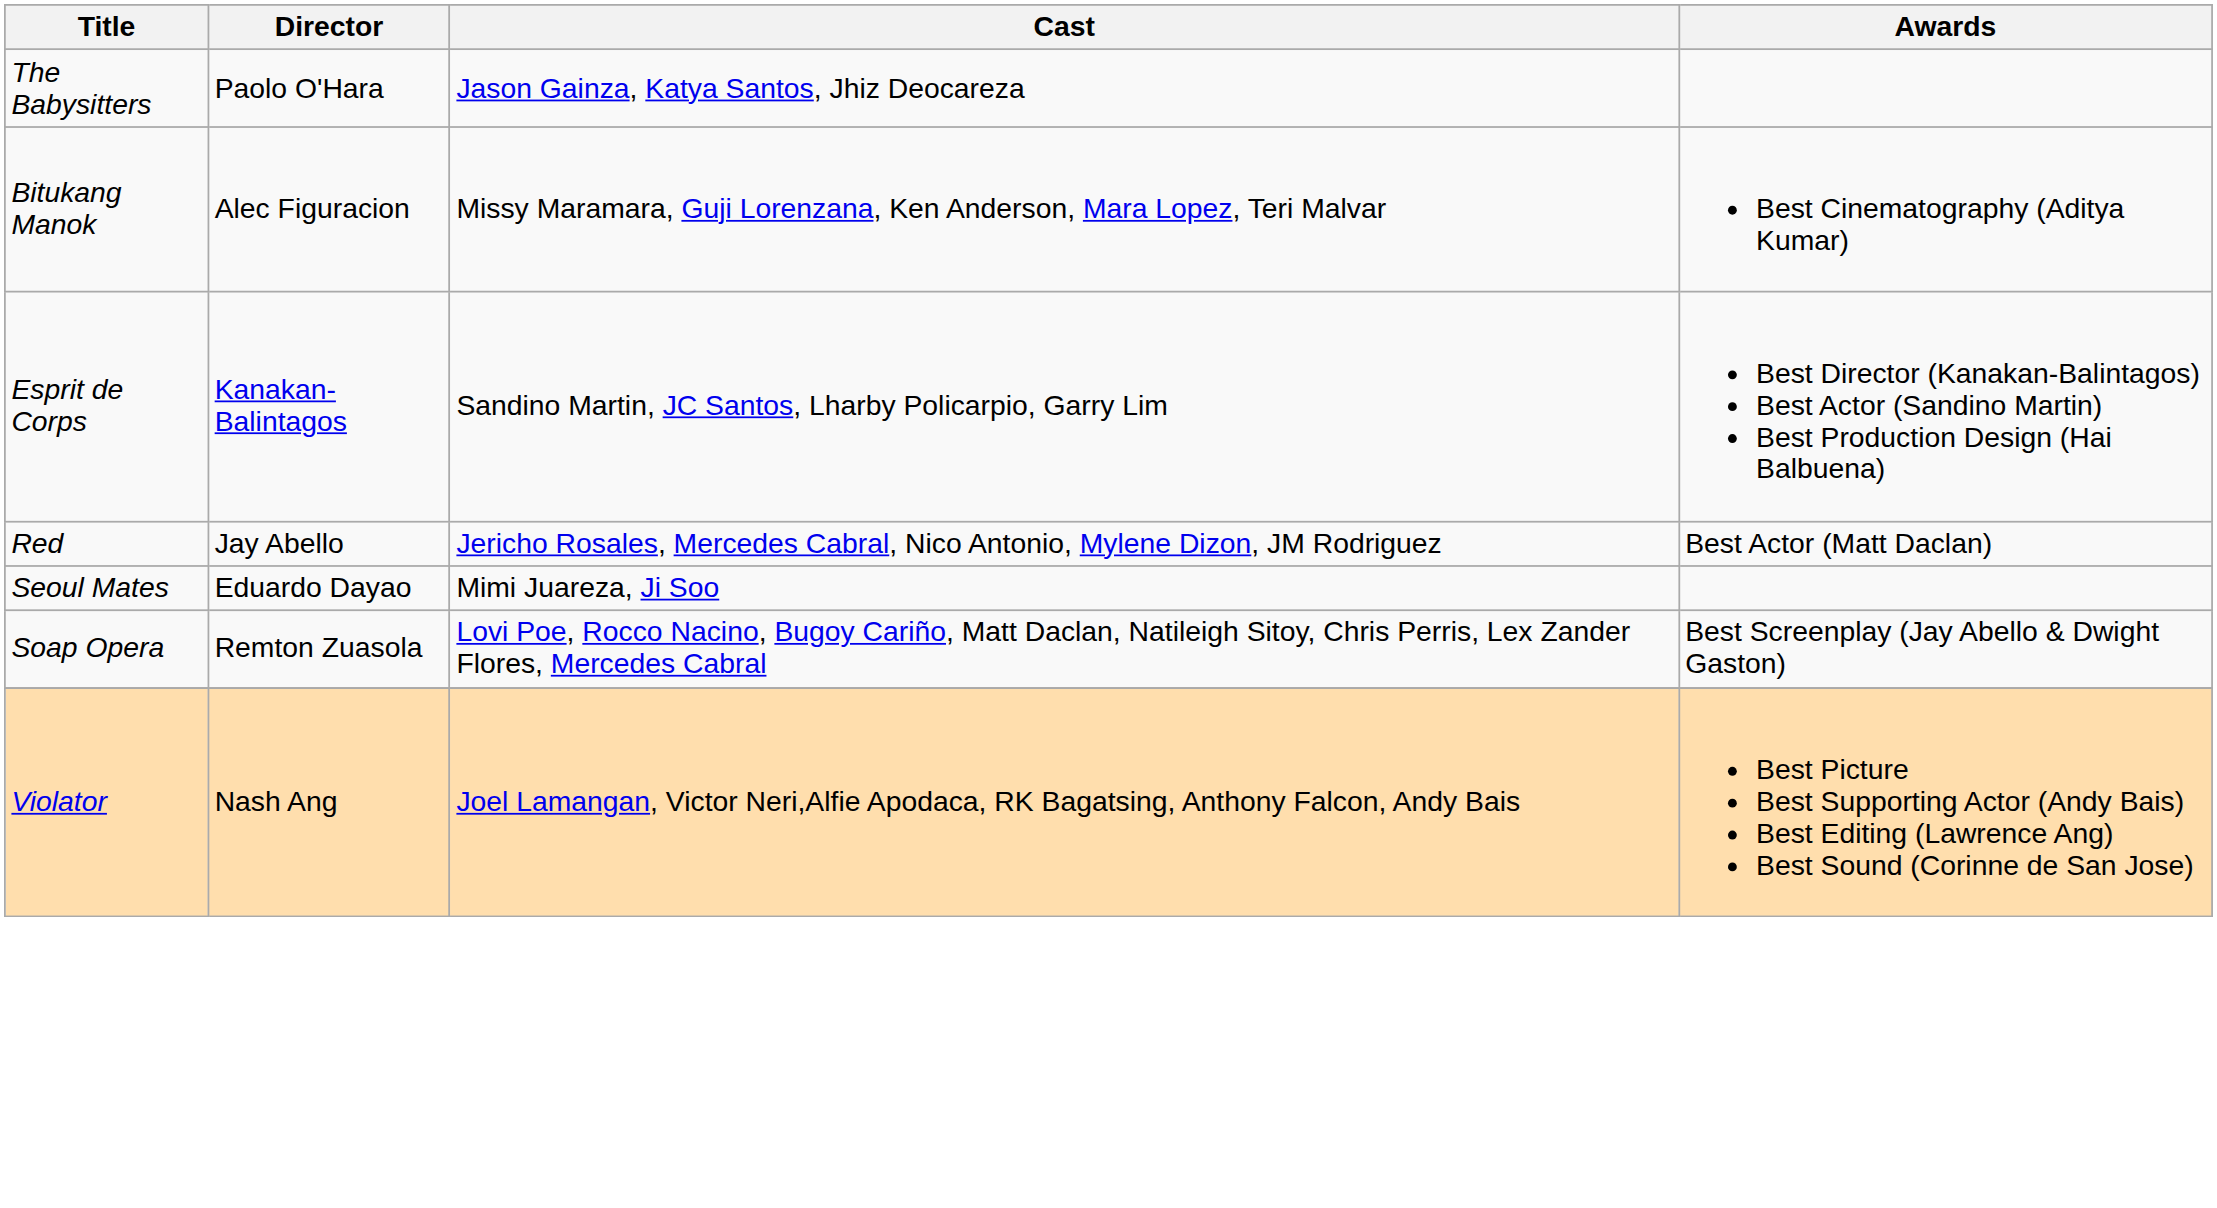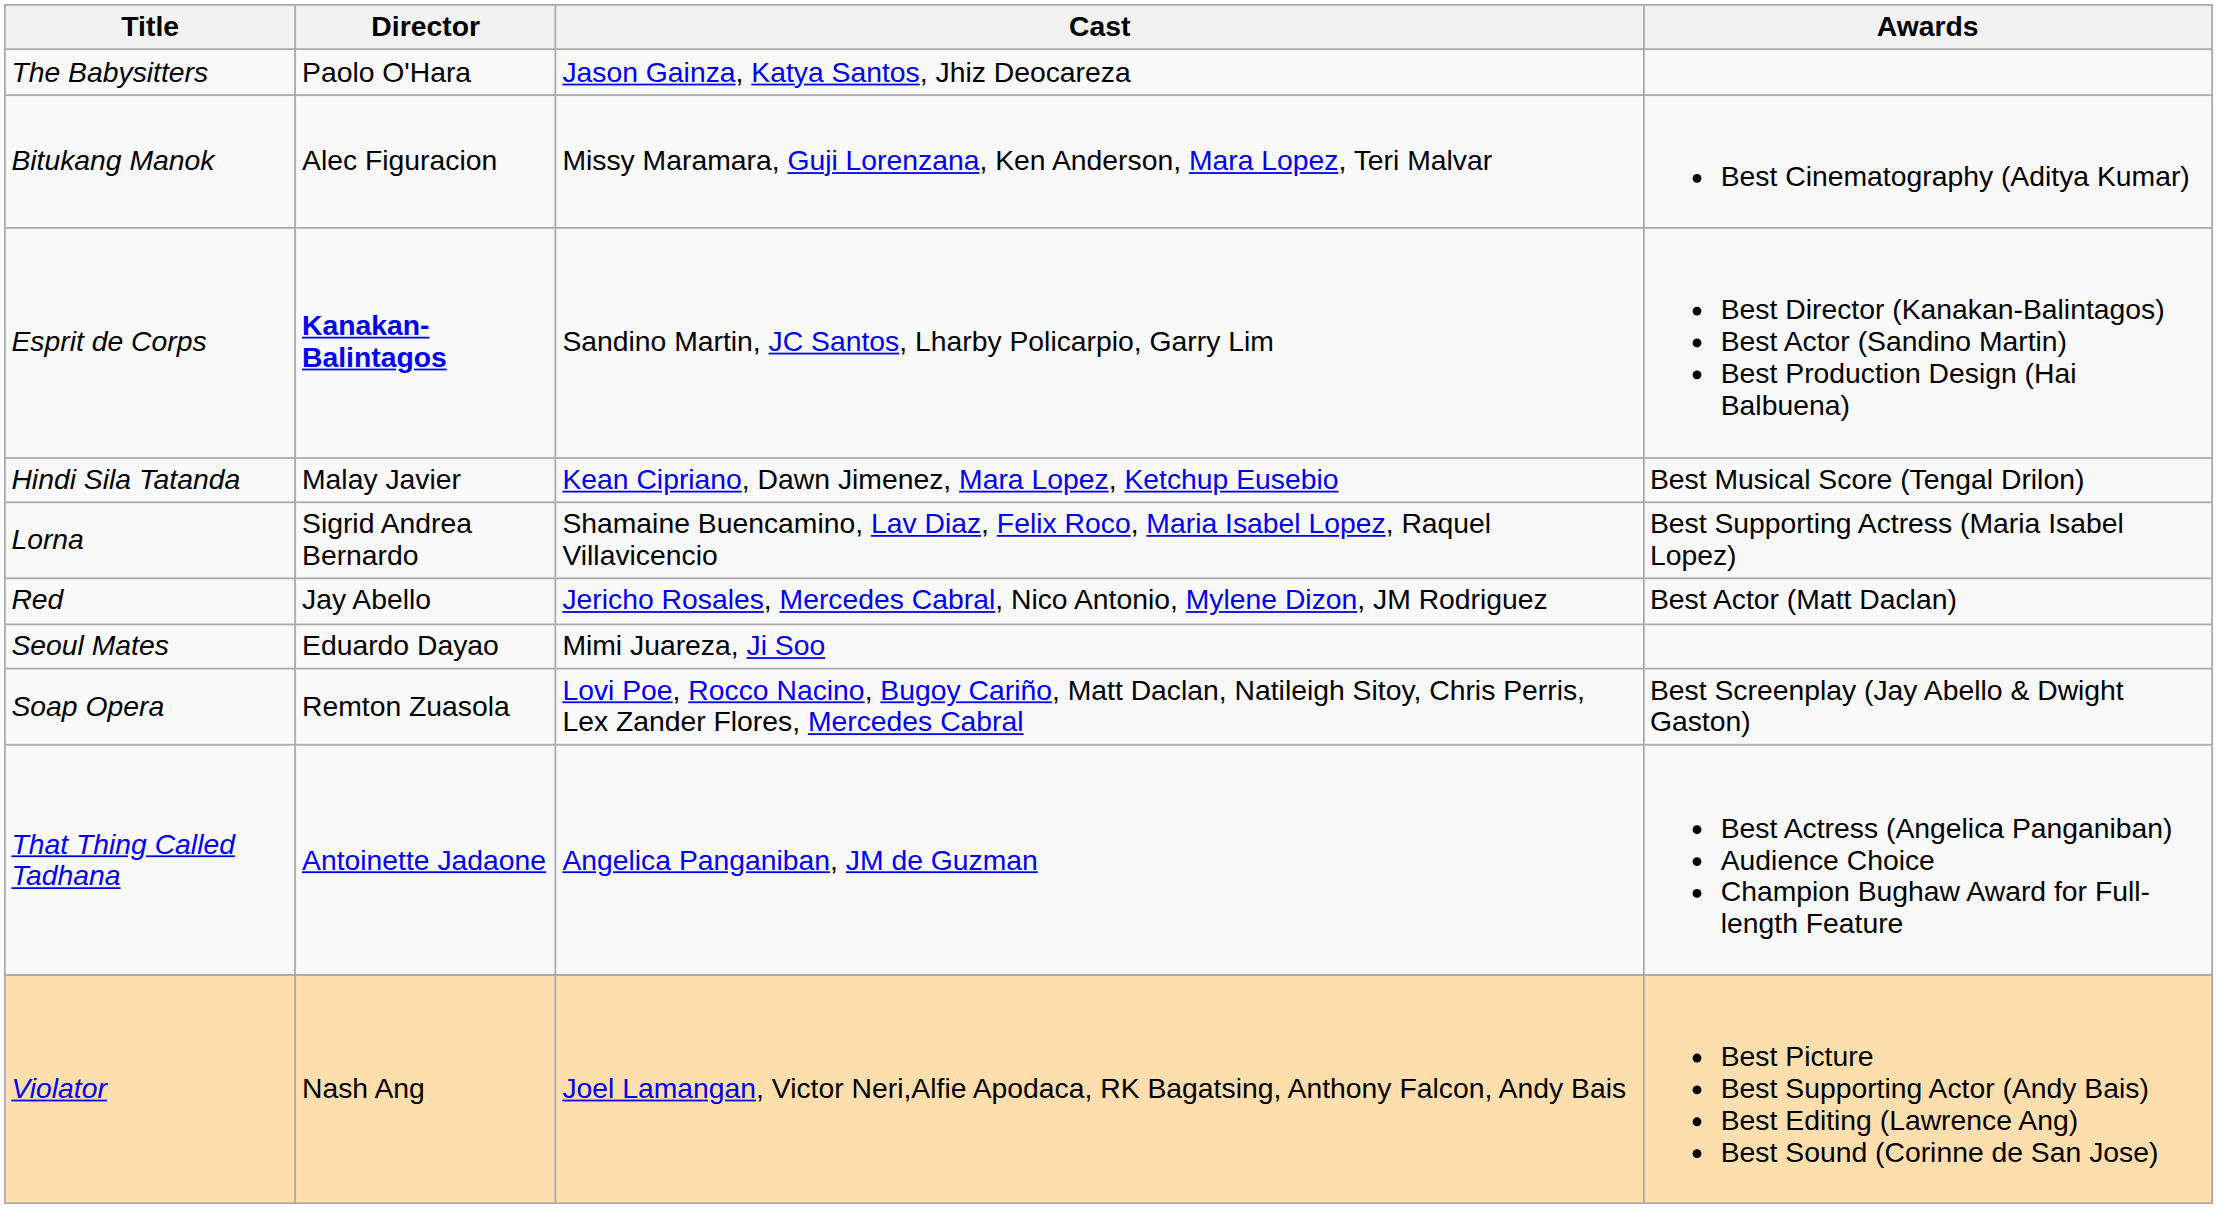(281, 405) normal -> (374, 342) bold
+ row: (126, 479)
+ row: (48, 540)
+ row: (123, 859)
